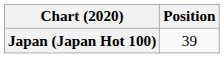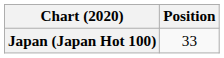(189, 40) 39 -> (189, 40) 33
